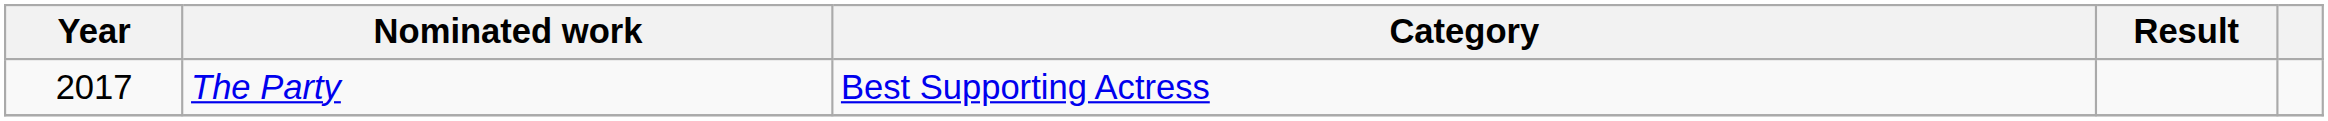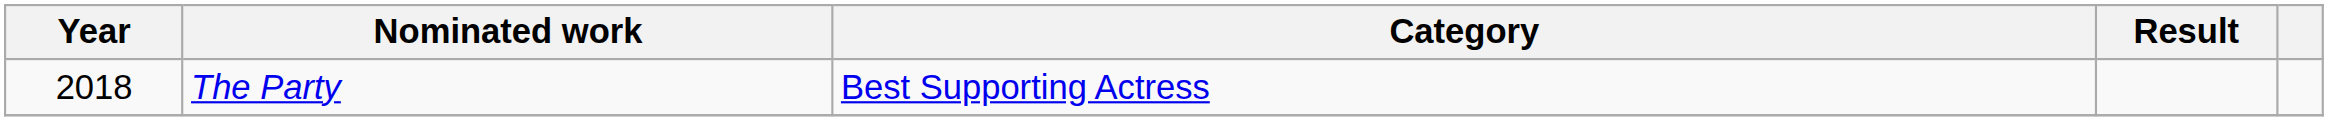(94, 86) 2017 -> (94, 86) 2018
